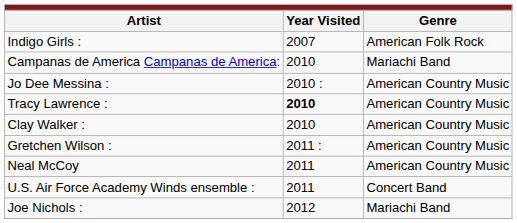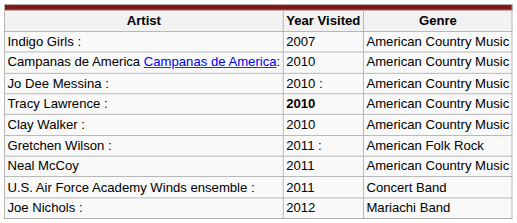(425, 41) American Folk Rock -> (438, 41) American Country Music
(408, 62) Mariachi Band -> (438, 62) American Country Music
(438, 145) American Country Music -> (425, 145) American Folk Rock
